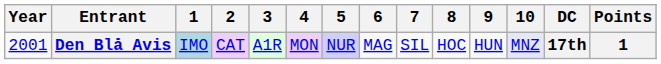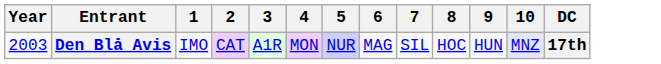- column: (623, 18)
(28, 45) 2001 -> (28, 45) 2003
(194, 45) lightblue background -> (194, 45) no background
